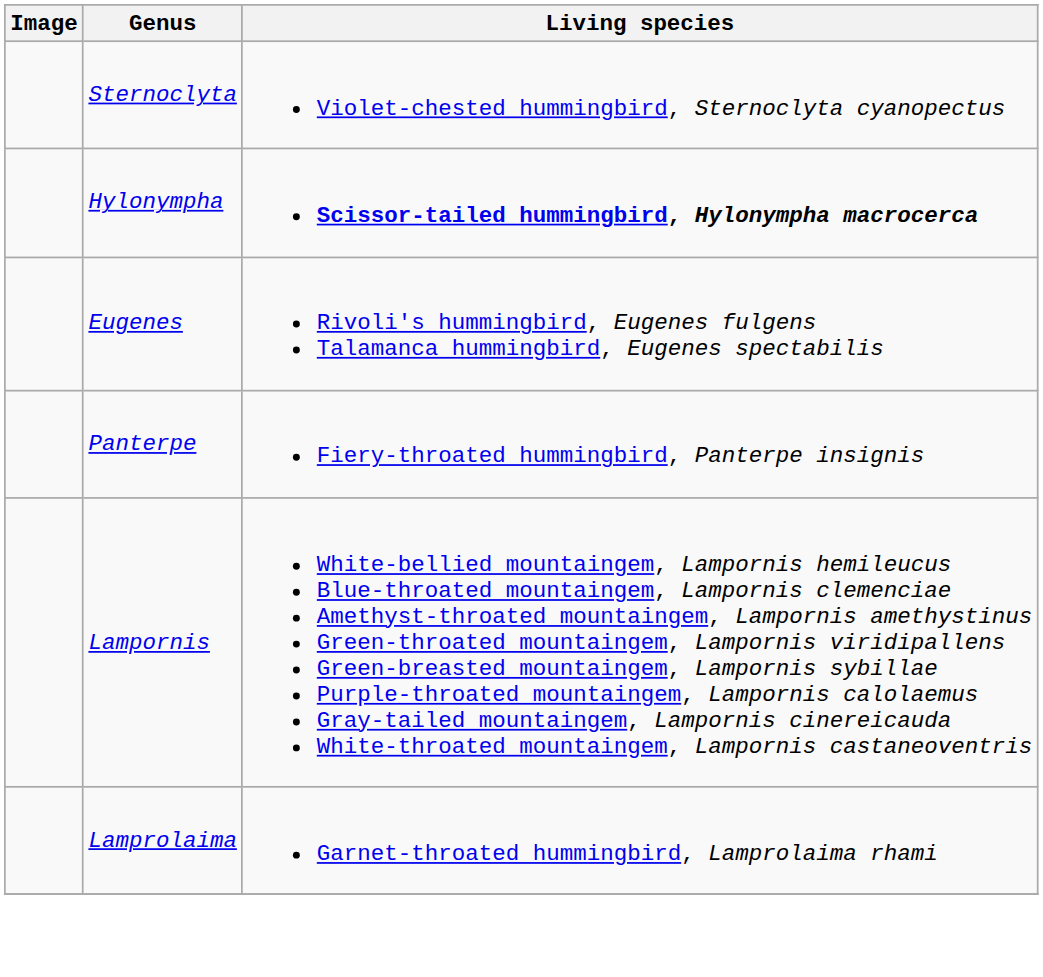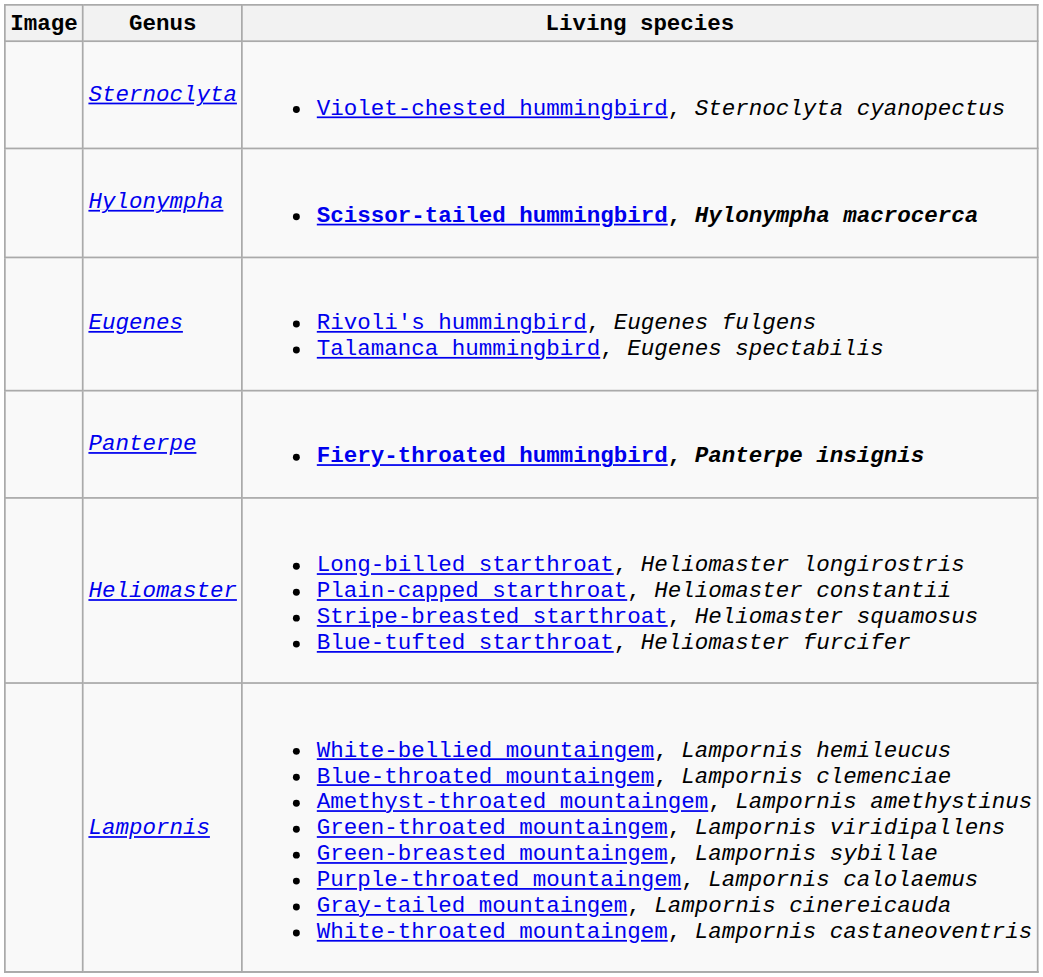(640, 457) normal -> (640, 457) bold
+ row: (163, 591)
- row: (163, 841)
